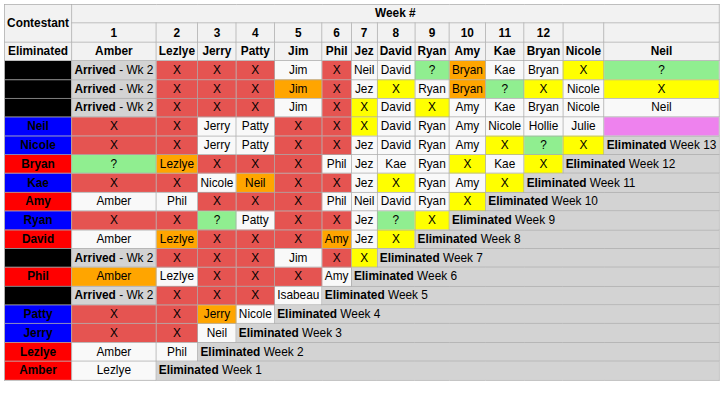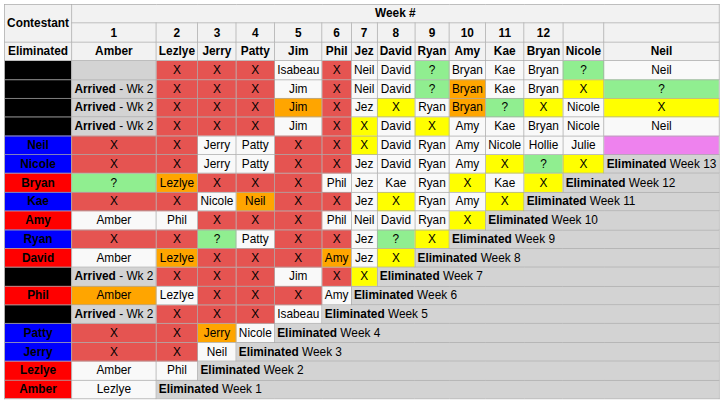+ row: (38, 70)
